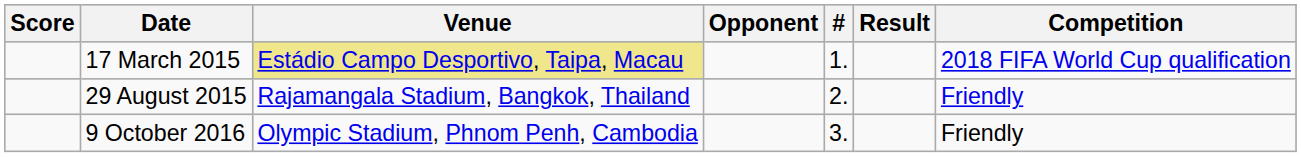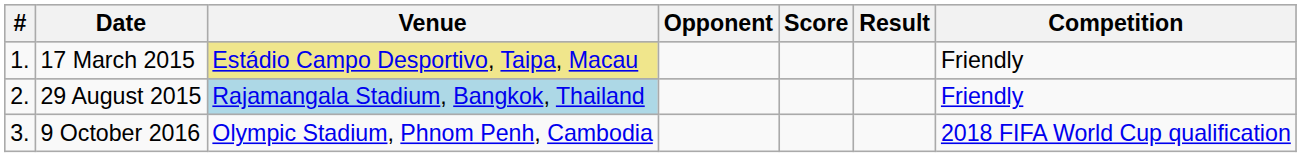columns swapped: (839, 24) <-> (42, 24)
(1116, 60) 2018 FIFA World Cup qualification -> (982, 60) Friendly
(474, 97) no background -> (429, 97) lightblue background
(982, 133) Friendly -> (1116, 133) 2018 FIFA World Cup qualification
